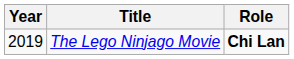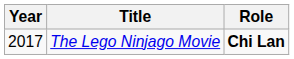(26, 41) 2019 -> (26, 41) 2017
